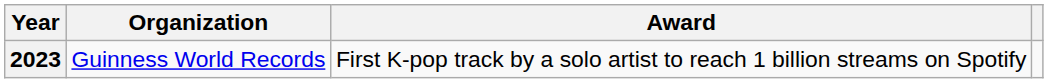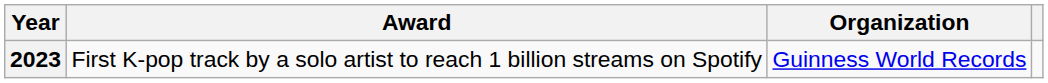columns swapped: (198, 22) <-> (681, 22)
